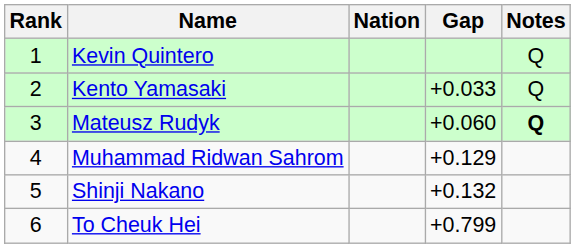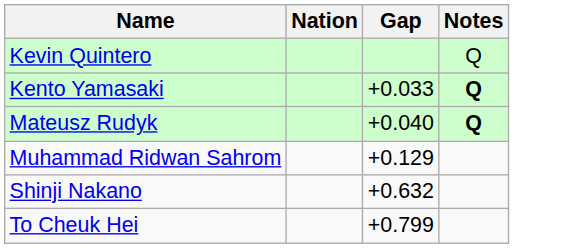- column: (36, 21)
(536, 89) normal -> (474, 89) bold
(463, 123) +0.060 -> (401, 123) +0.040
(463, 191) +0.132 -> (401, 191) +0.632
